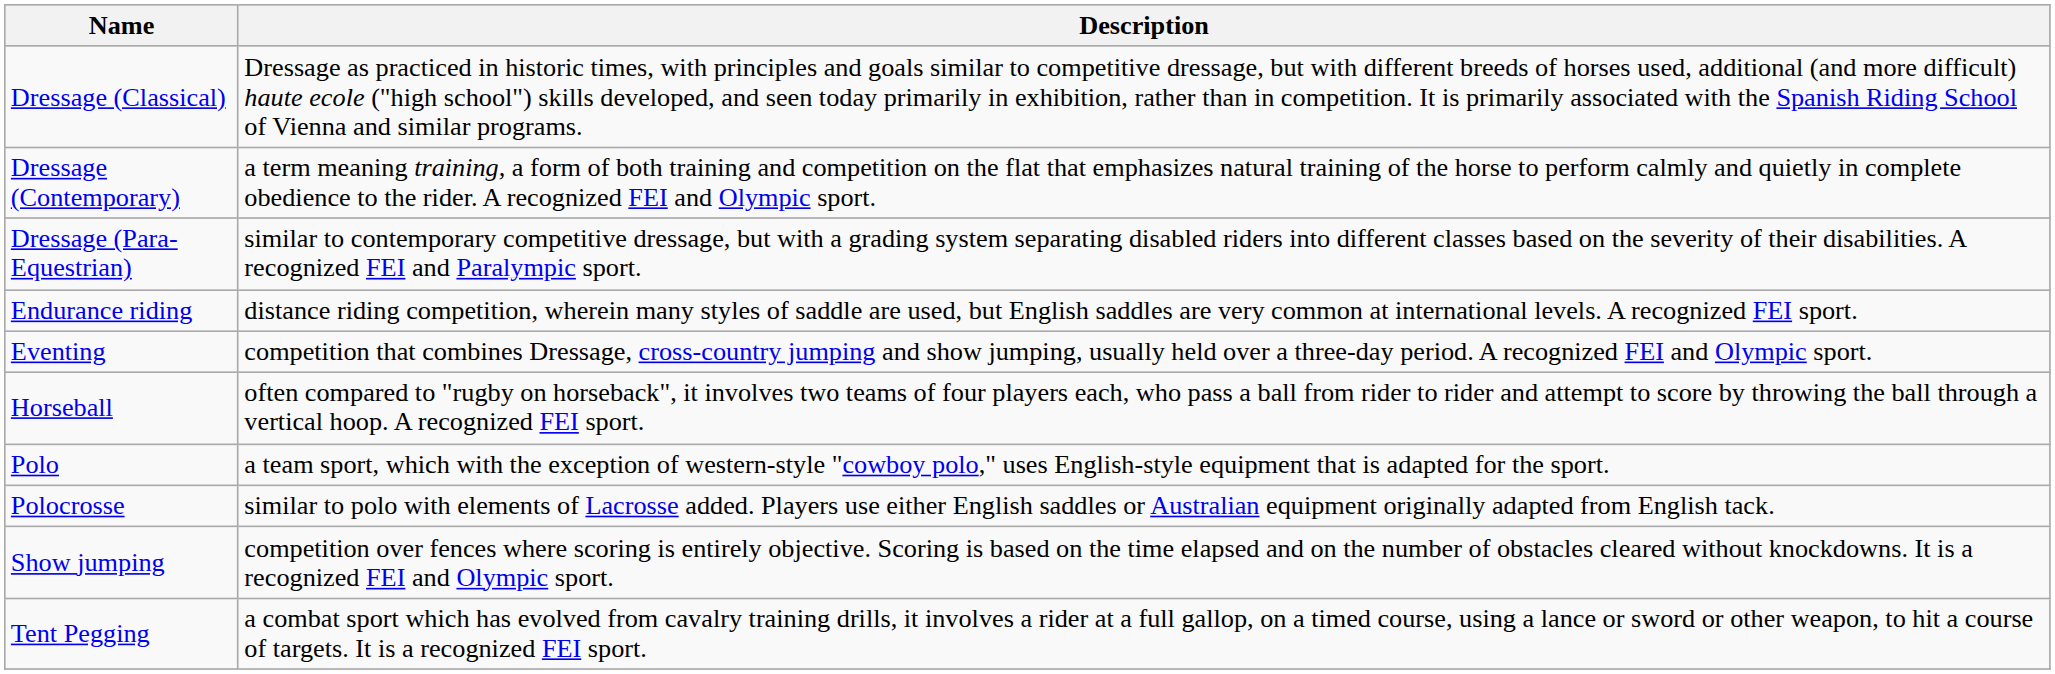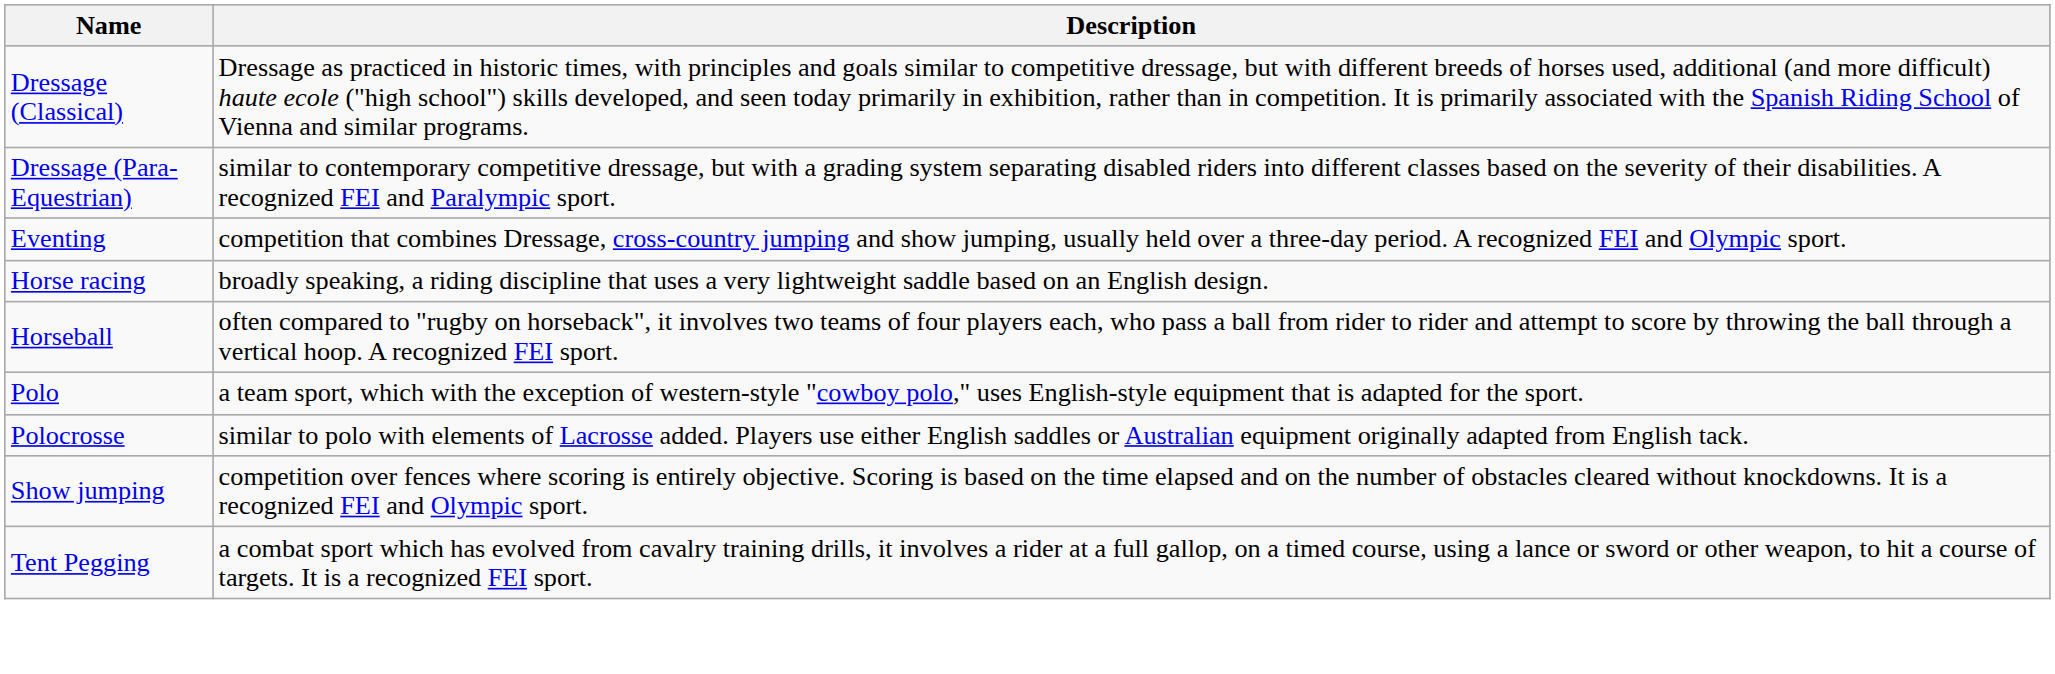- row: (95, 182)
- row: (102, 309)
+ row: (78, 280)
